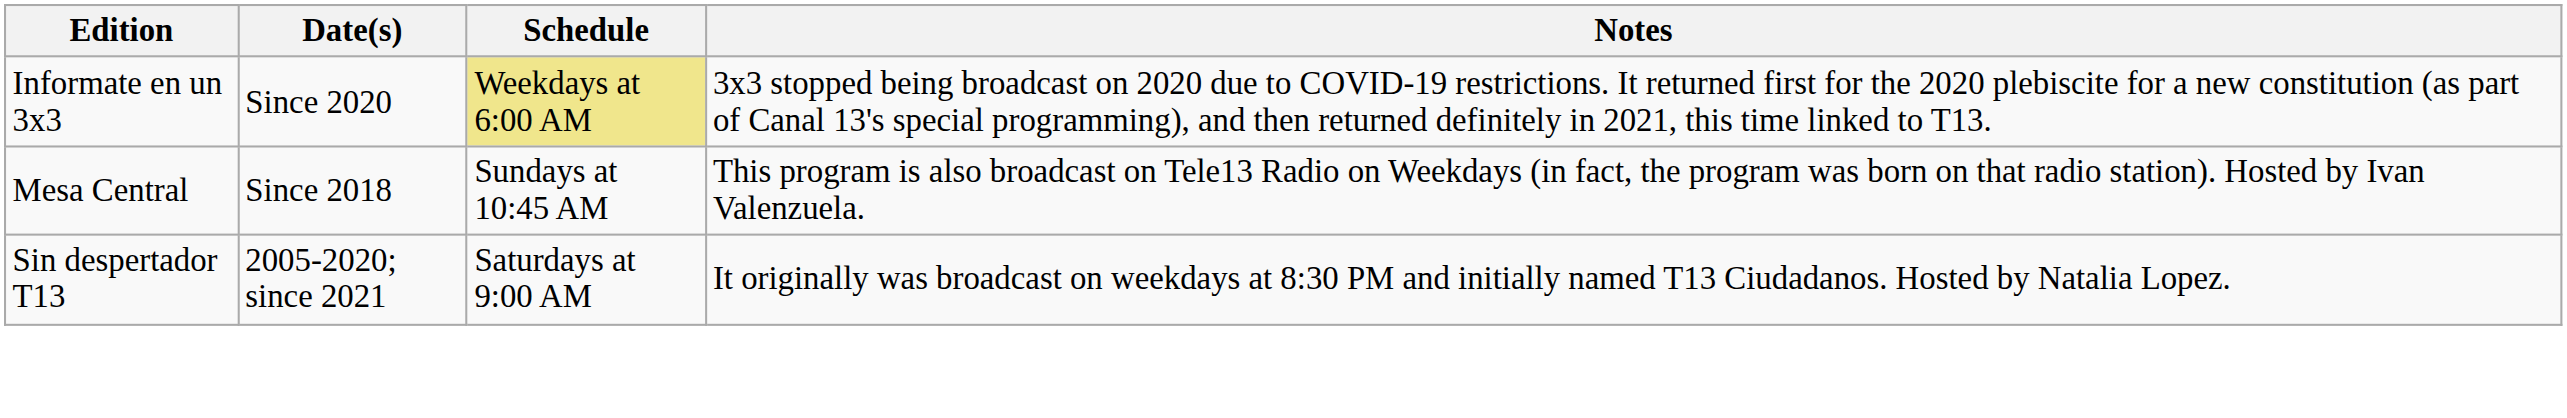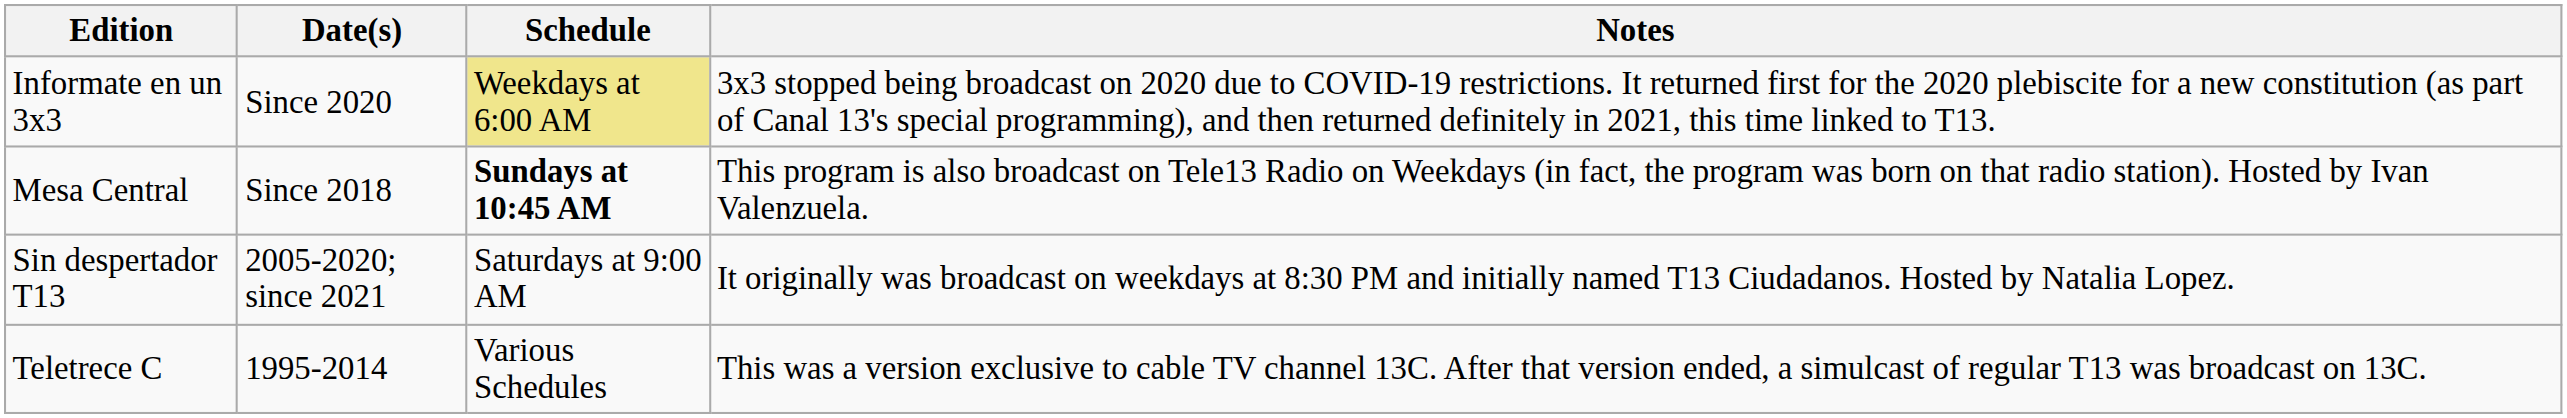(546, 189) normal -> (551, 189) bold
+ row: (87, 367)
